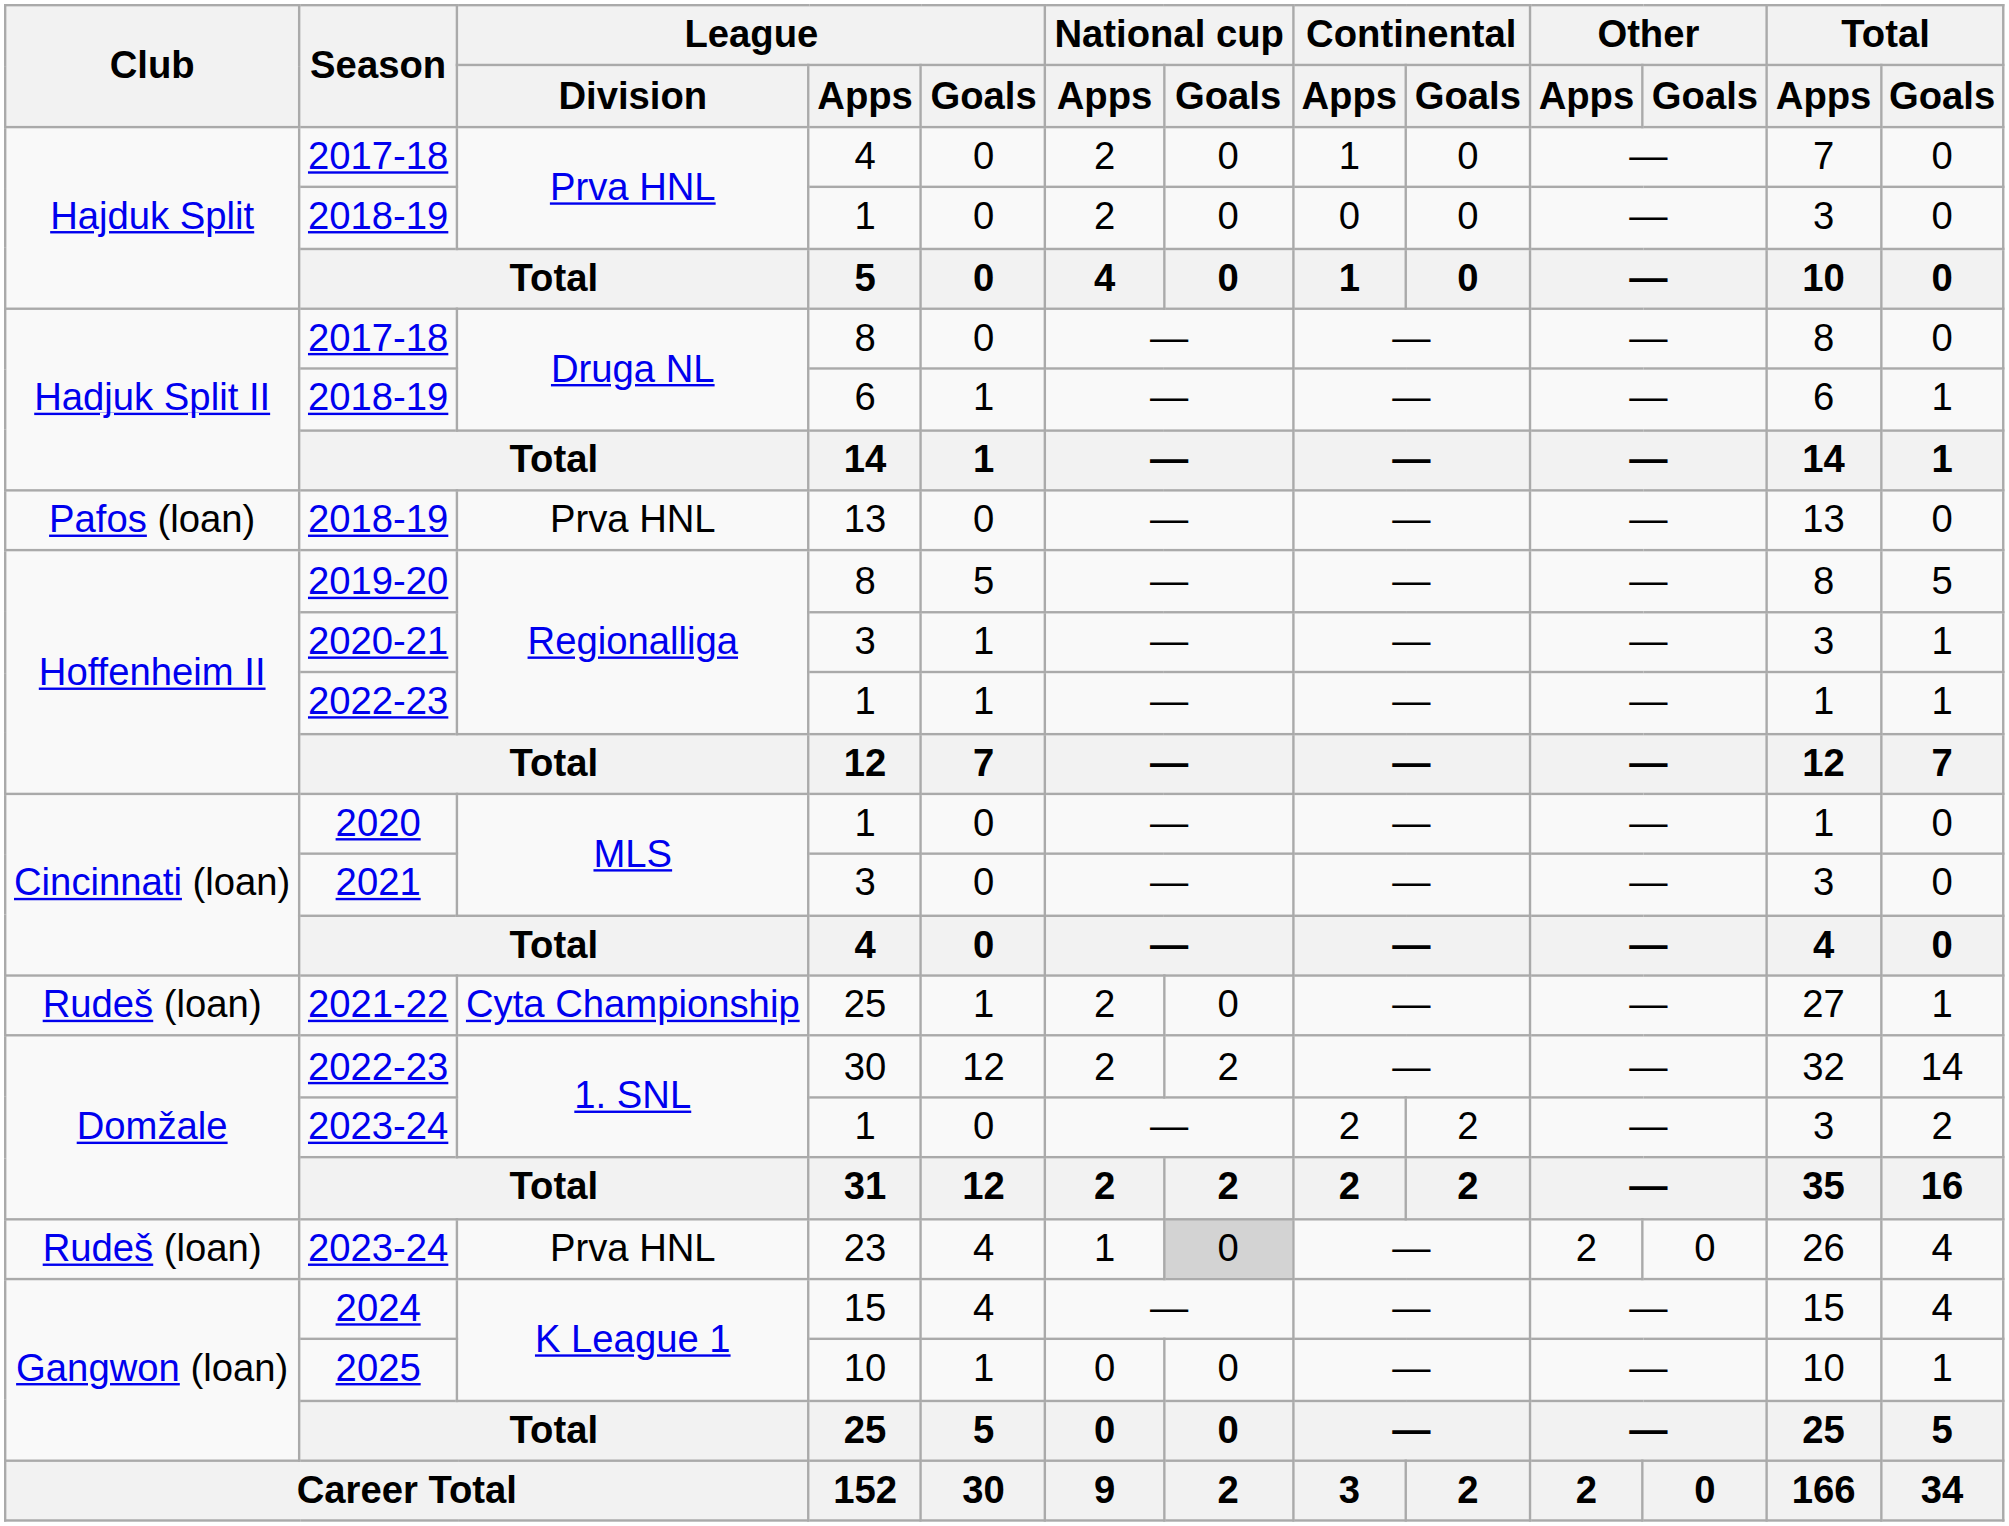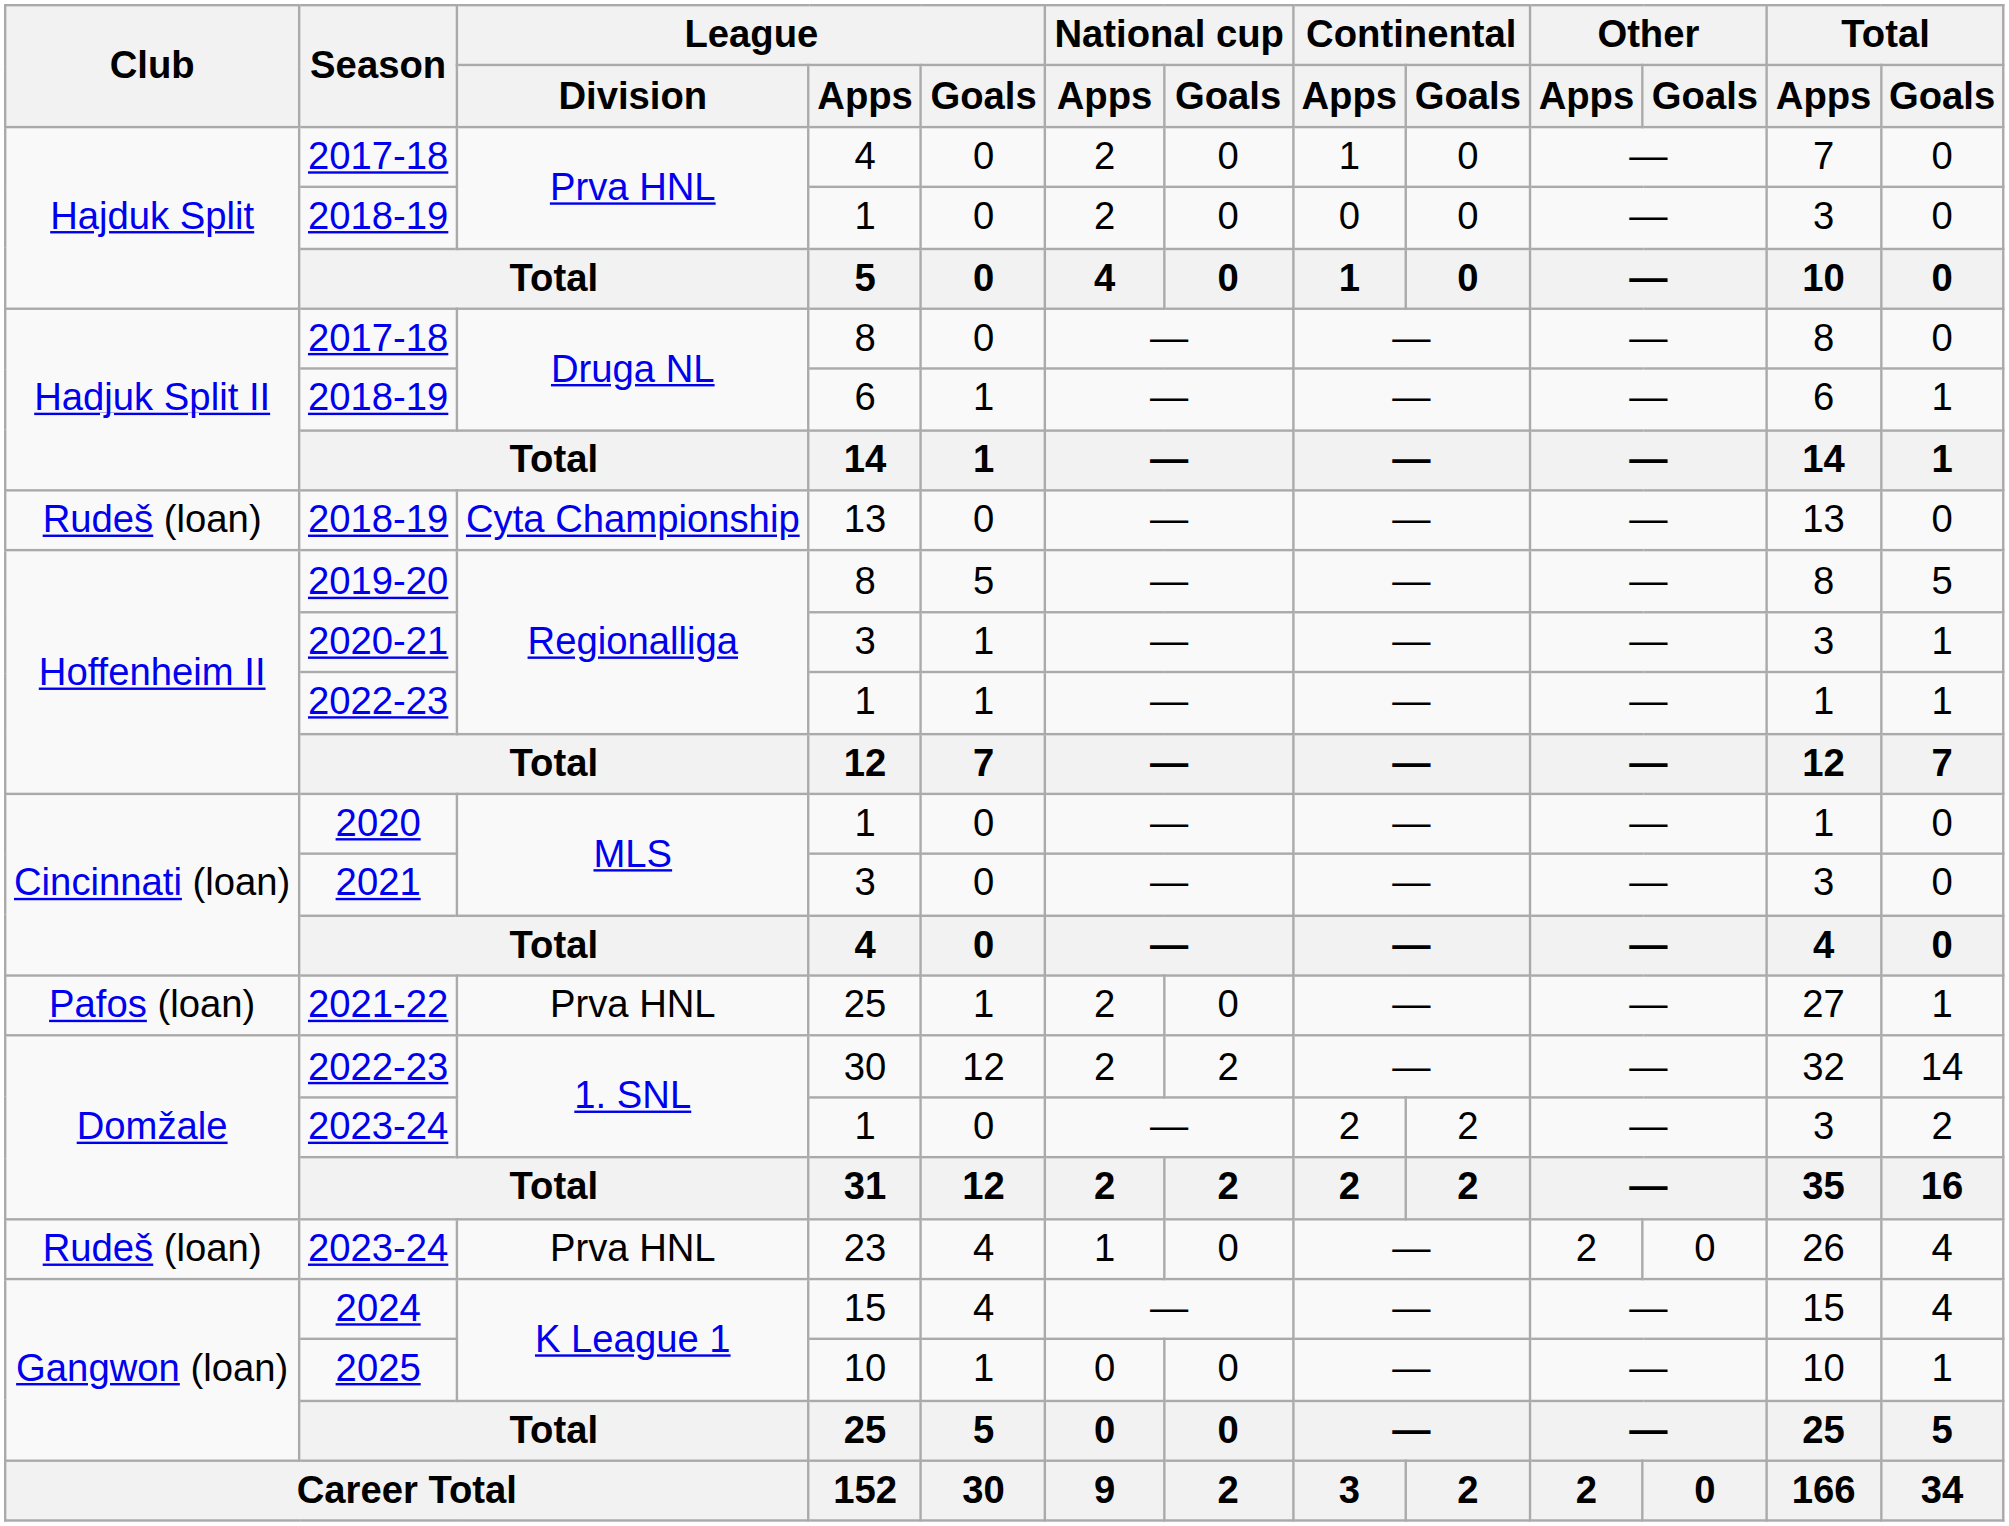(152, 519) Pafos (loan) -> (152, 519) Rudeš (loan)
(633, 519) Prva HNL -> (633, 519) Cyta Championship
(152, 1005) Rudeš (loan) -> (152, 1005) Pafos (loan)
(633, 1005) Cyta Championship -> (633, 1005) Prva HNL
(1228, 1247) lightgrey background -> (1228, 1247) no background
